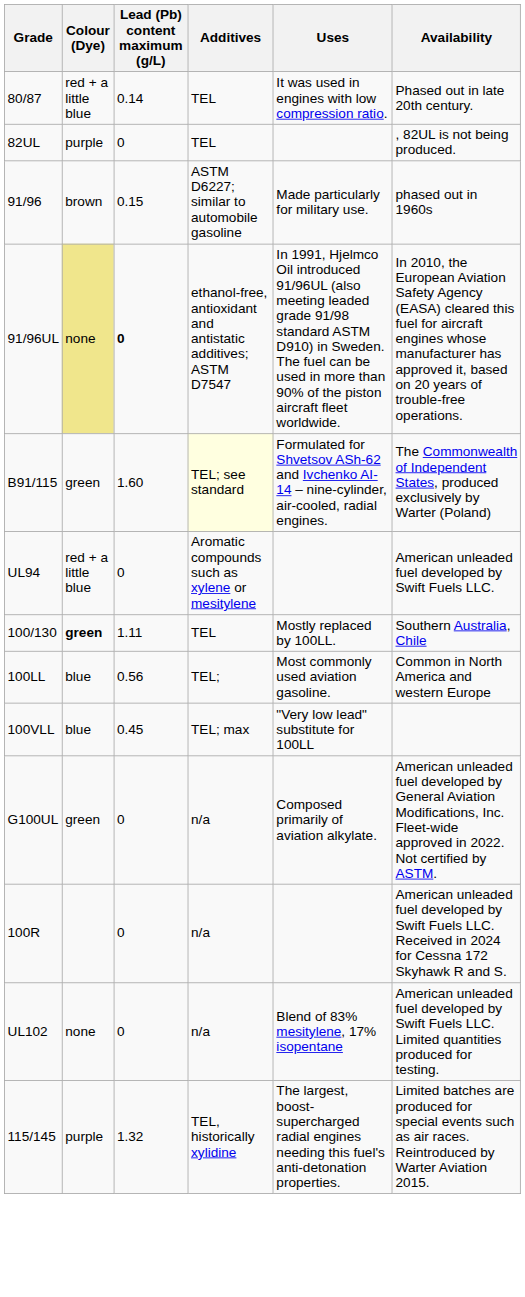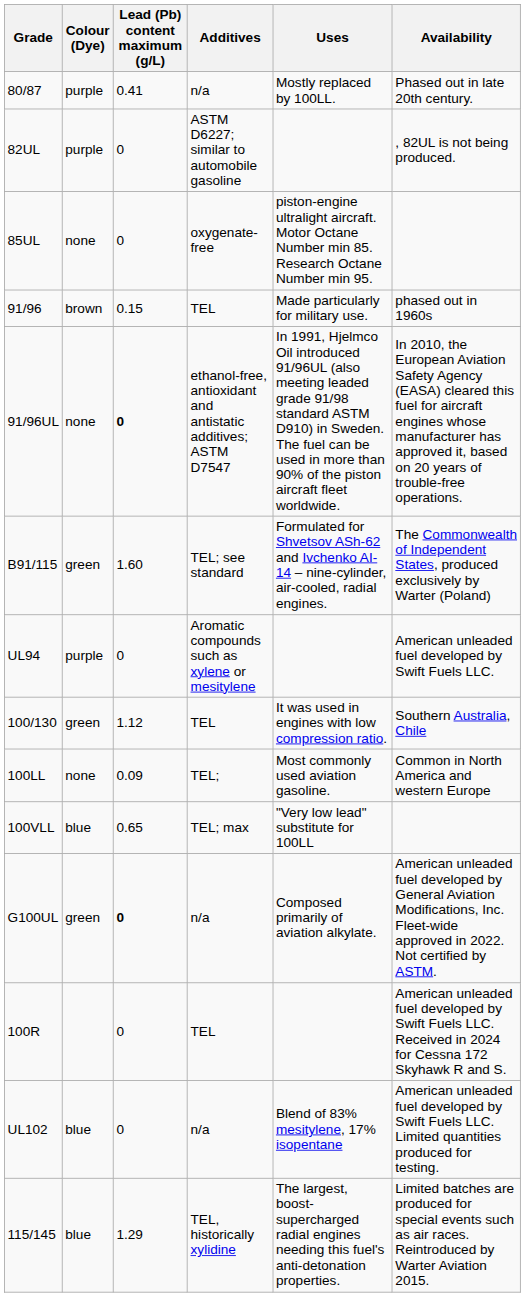(87, 98) red + a little blue -> (84, 90) purple
(130, 98) 0.14 -> (130, 90) 0.41
(204, 98) TEL -> (200, 90) n/a
(332, 98) It was used in engines with low compression ratio. -> (324, 90) Mostly replaced by 100LL.
(204, 142) TEL -> (224, 150) ASTM D6227; similar to automobile gasoline
+ row: (24, 240)
(224, 202) ASTM D6227; similar to automobile gasoline -> (203, 308) TEL
(80, 338) khaki background -> (80, 421) no background
(218, 482) lightyellow background -> (218, 565) no background
(87, 573) red + a little blue -> (84, 655) purple
(84, 632) bold -> (83, 723) normal
(130, 632) 1.11 -> (130, 723) 1.12
(324, 632) Mostly replaced by 100LL. -> (331, 723) It was used in engines with low compression ratio.
(78, 677) blue -> (80, 775) none
(130, 677) 0.56 -> (130, 775) 0.09
(130, 729) 0.45 -> (130, 827) 0.65
(121, 820) normal -> (120, 918) bold
(200, 933) n/a -> (203, 1031) TEL
(80, 1031) none -> (78, 1129) blue
(84, 1137) purple -> (78, 1235) blue
(130, 1137) 1.32 -> (130, 1235) 1.29
